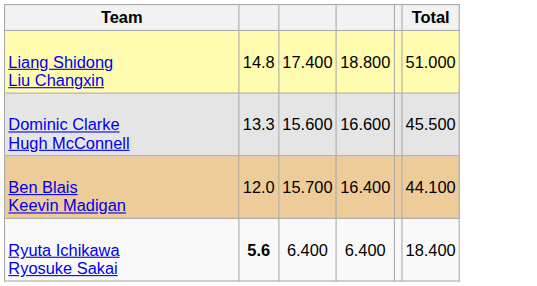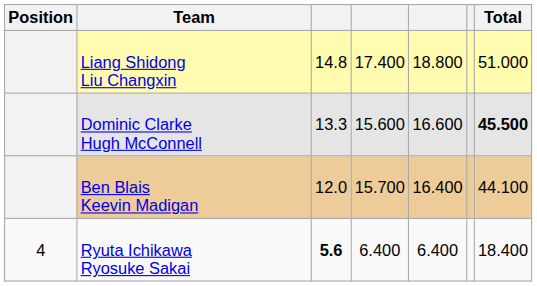+ column: (41, 18)
(431, 125) normal -> (503, 125) bold
